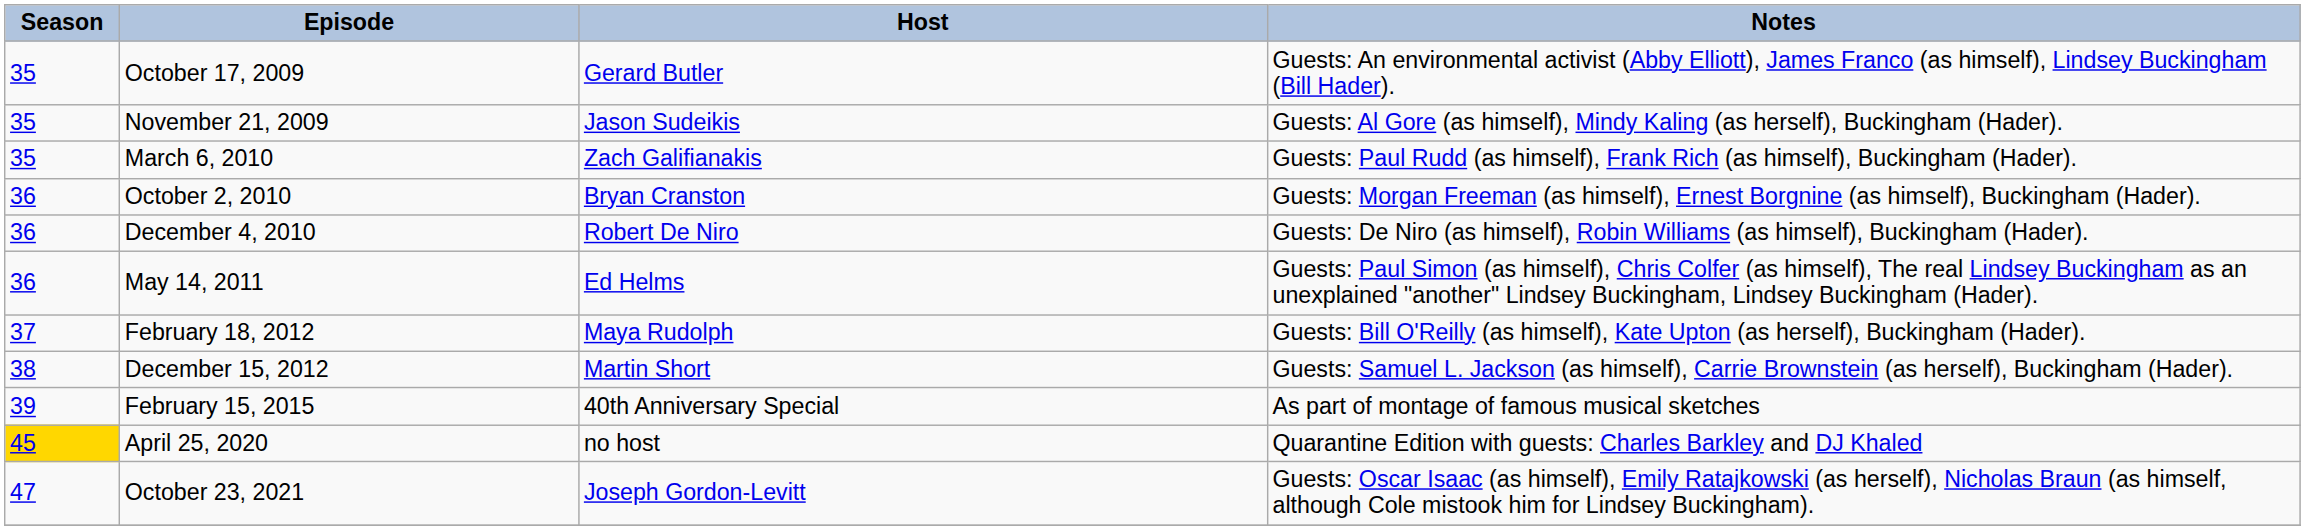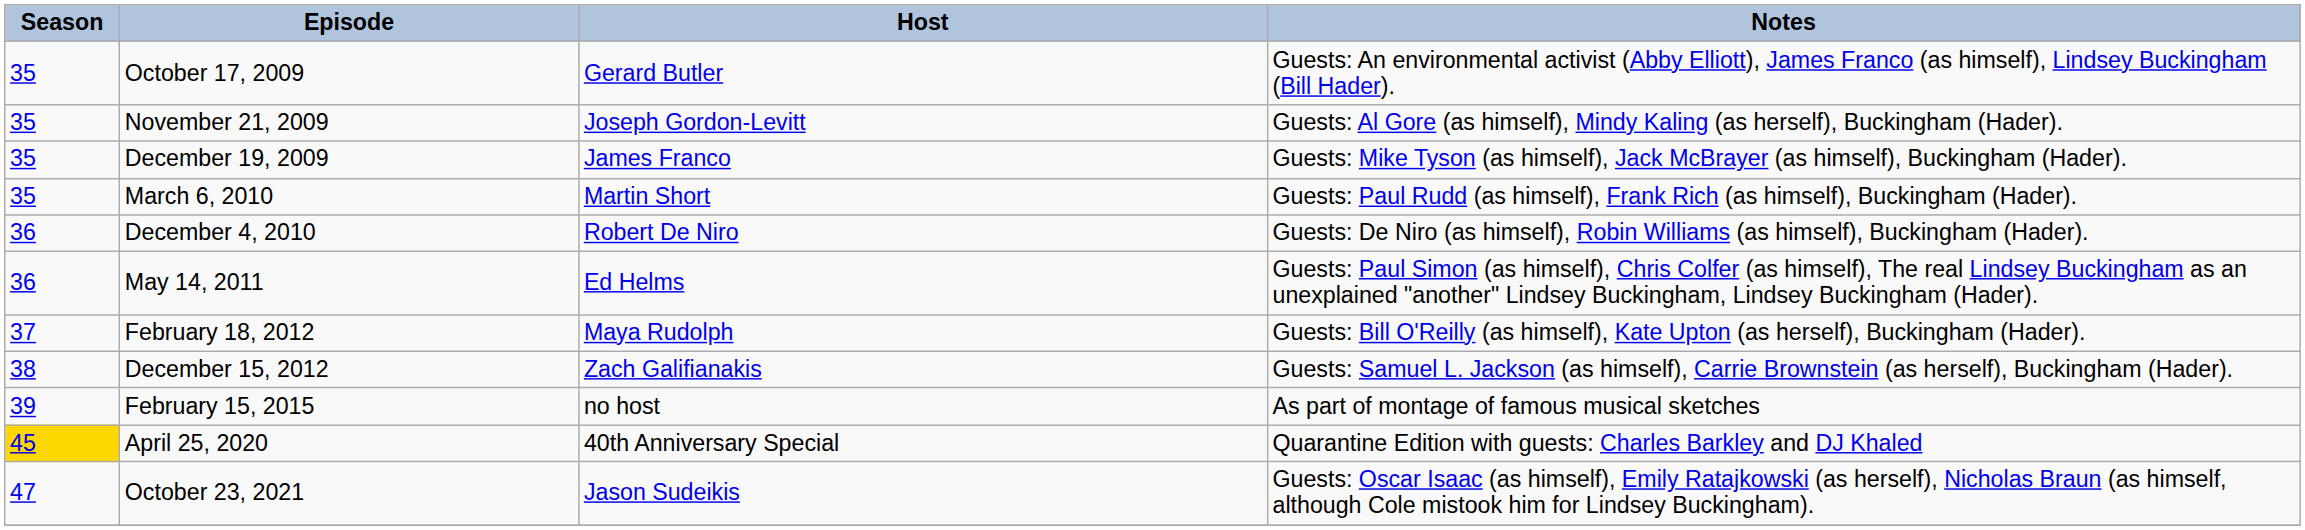(662, 122) Jason Sudeikis -> (695, 122) Joseph Gordon-Levitt
+ row: (227, 159)
(673, 159) Zach Galifianakis -> (647, 196) Martin Short
- row: (208, 196)
(647, 369) Martin Short -> (673, 369) Zach Galifianakis
(712, 406) 40th Anniversary Special -> (622, 406) no host
(622, 443) no host -> (712, 443) 40th Anniversary Special
(695, 492) Joseph Gordon-Levitt -> (662, 492) Jason Sudeikis
